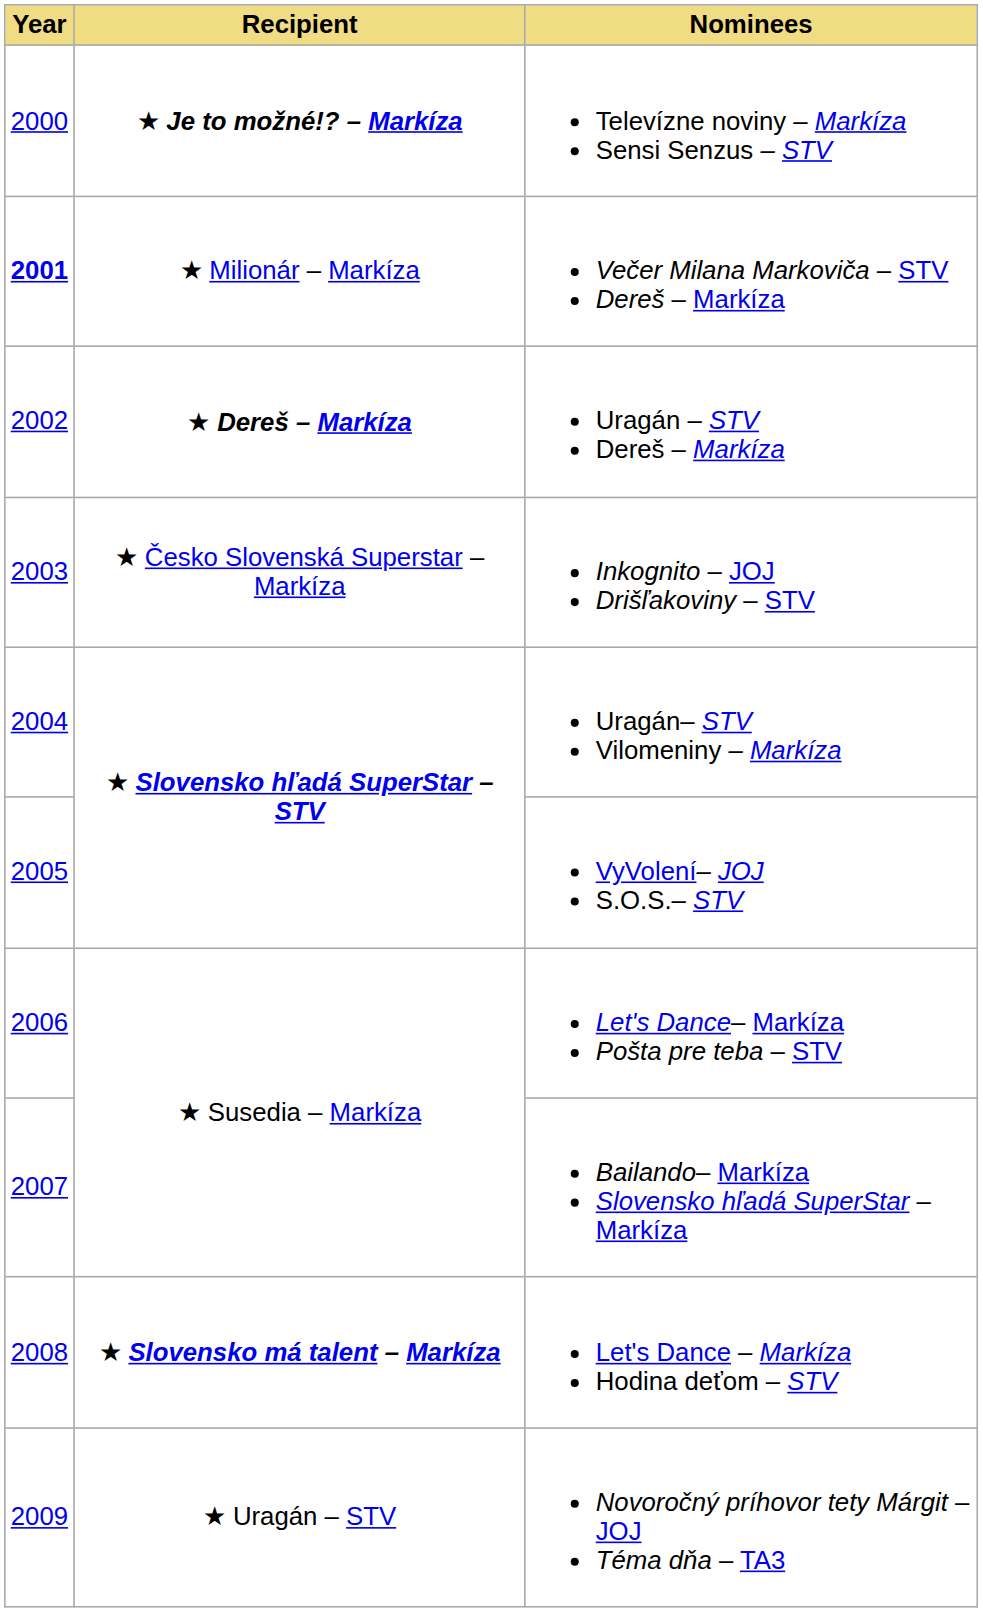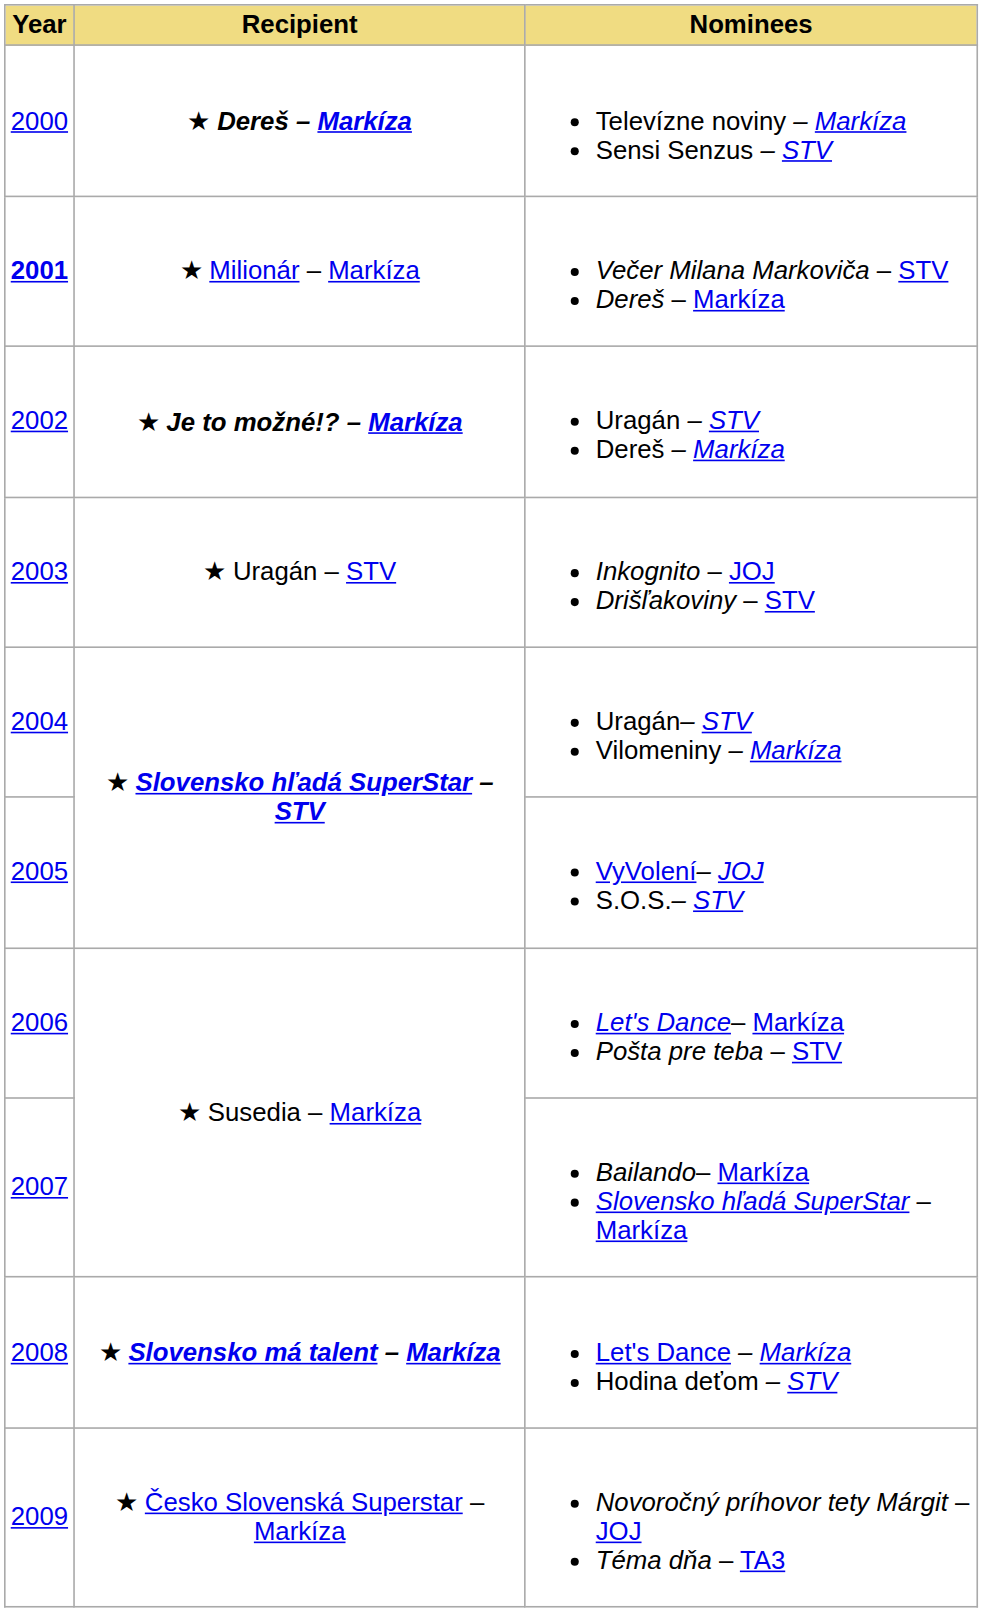(300, 121) ★ Je to možné!? – Markíza -> (300, 121) ★ Dereš – Markíza
(300, 421) ★ Dereš – Markíza -> (300, 421) ★ Je to možné!? – Markíza
(300, 572) ★ Česko Slovenská Superstar – Markíza -> (300, 572) ★ Uragán – STV
(300, 1517) ★ Uragán – STV -> (300, 1517) ★ Česko Slovenská Superstar – Markíza
